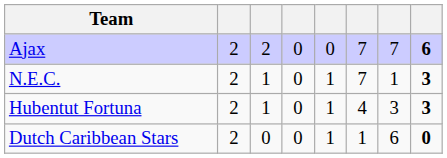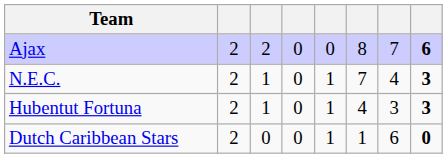(362, 49) 7 -> (362, 49) 8
(394, 78) 1 -> (394, 78) 4
